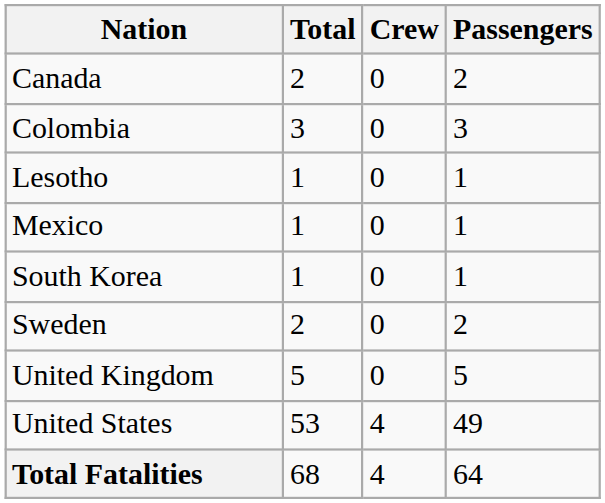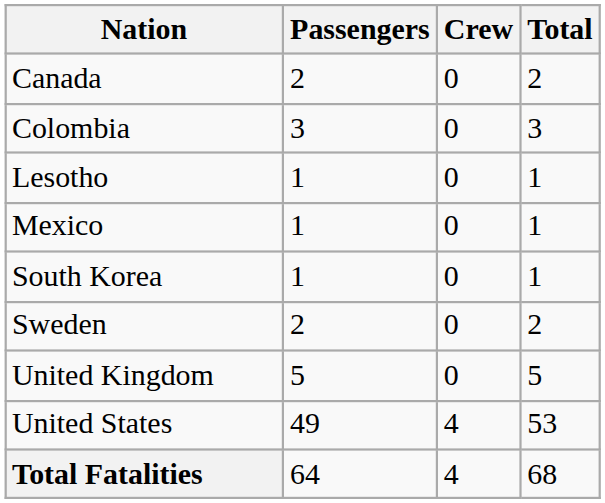columns swapped: (523, 29) <-> (323, 29)
